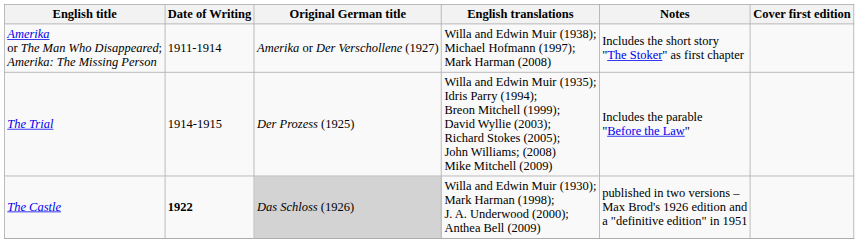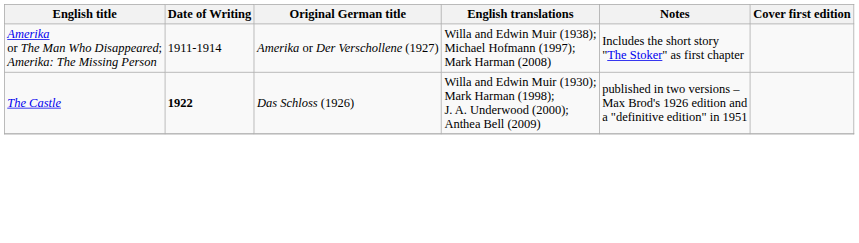- row: (30, 124)
(306, 207) lightgrey background -> (306, 103) no background
